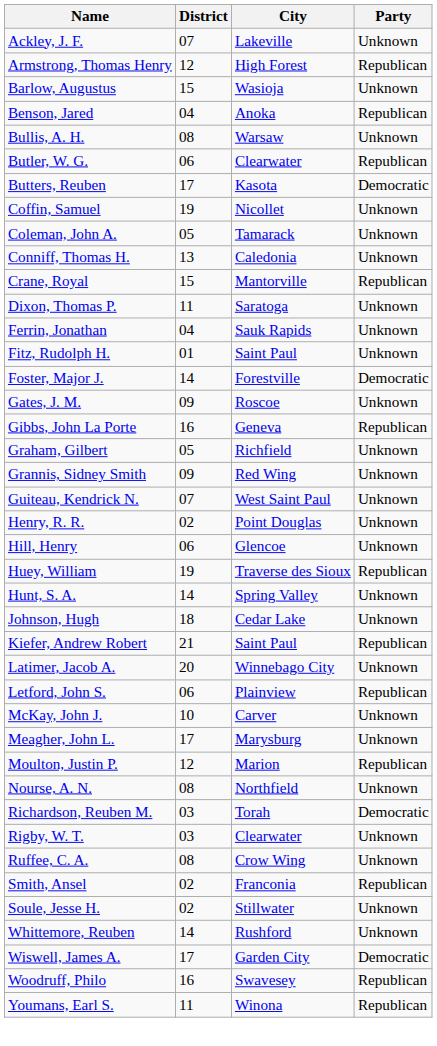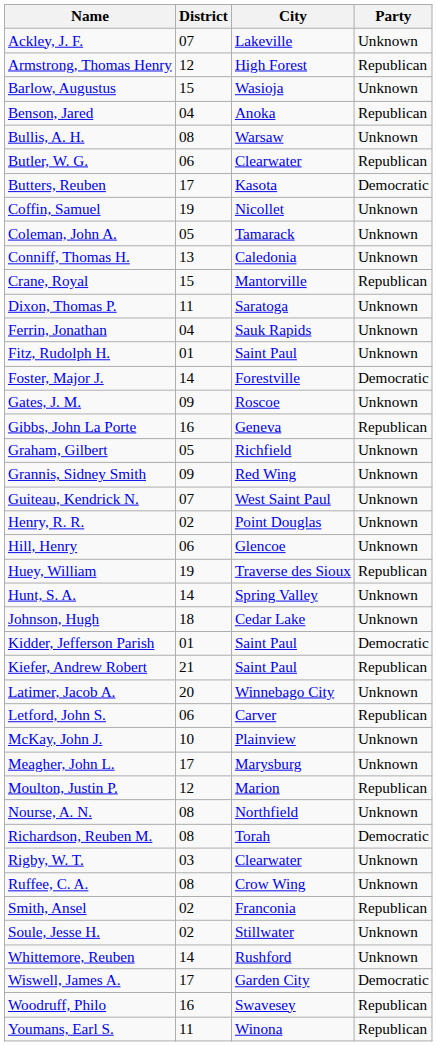+ row: (81, 643)
(265, 691) Plainview -> (256, 715) Carver
(256, 715) Carver -> (265, 739) Plainview
(187, 812) 03 -> (187, 836) 08
